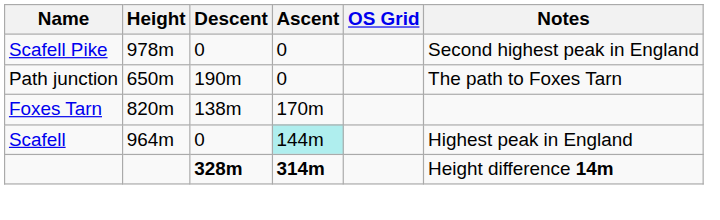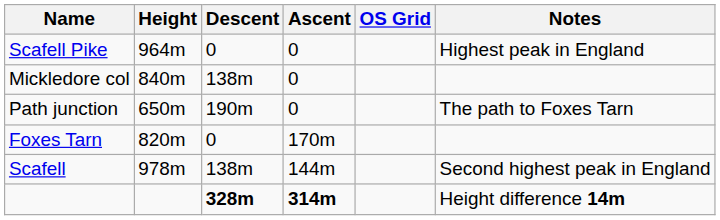(150, 49) 978m -> (162, 49) 964m
(564, 49) Second highest peak in England -> (542, 49) Highest peak in England
+ row: (69, 79)
(218, 109) 138m -> (211, 139) 0
(150, 139) 964m -> (162, 169) 978m
(200, 139) 0 -> (229, 169) 138m
(300, 139) paleturquoise background -> (312, 169) no background
(530, 139) Highest peak in England -> (575, 169) Second highest peak in England
